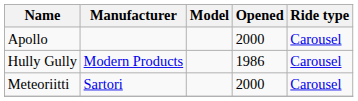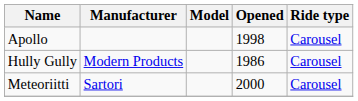(250, 38) 2000 -> (250, 38) 1998
